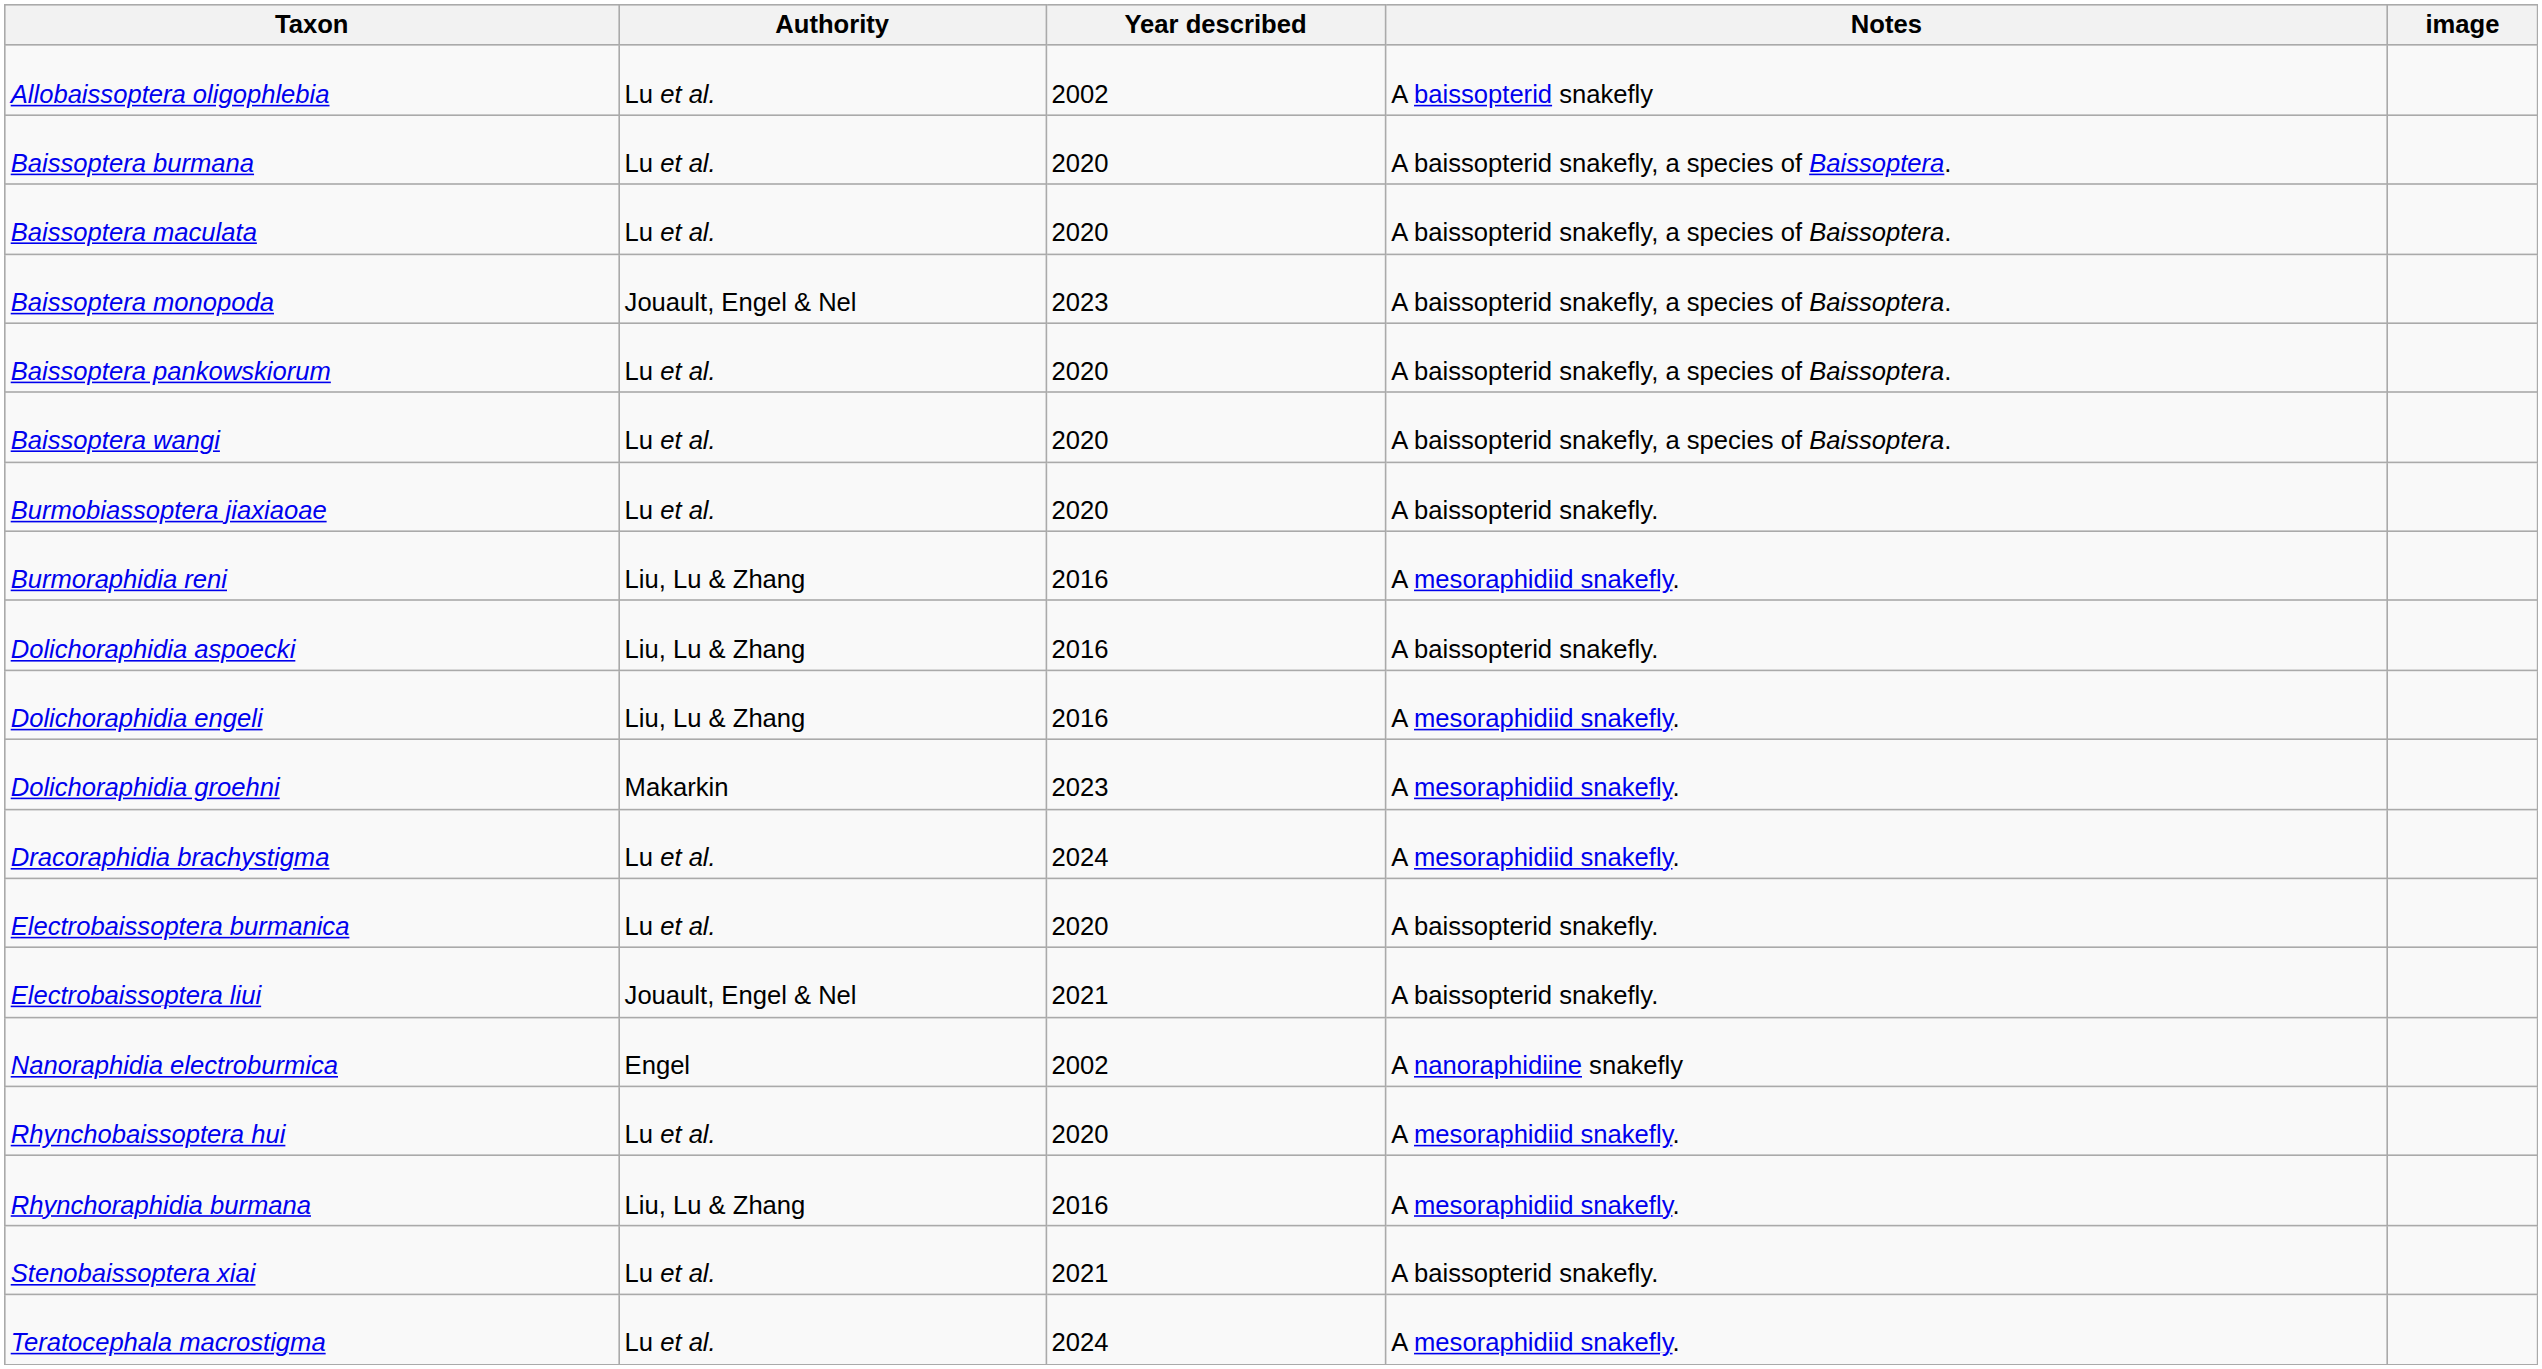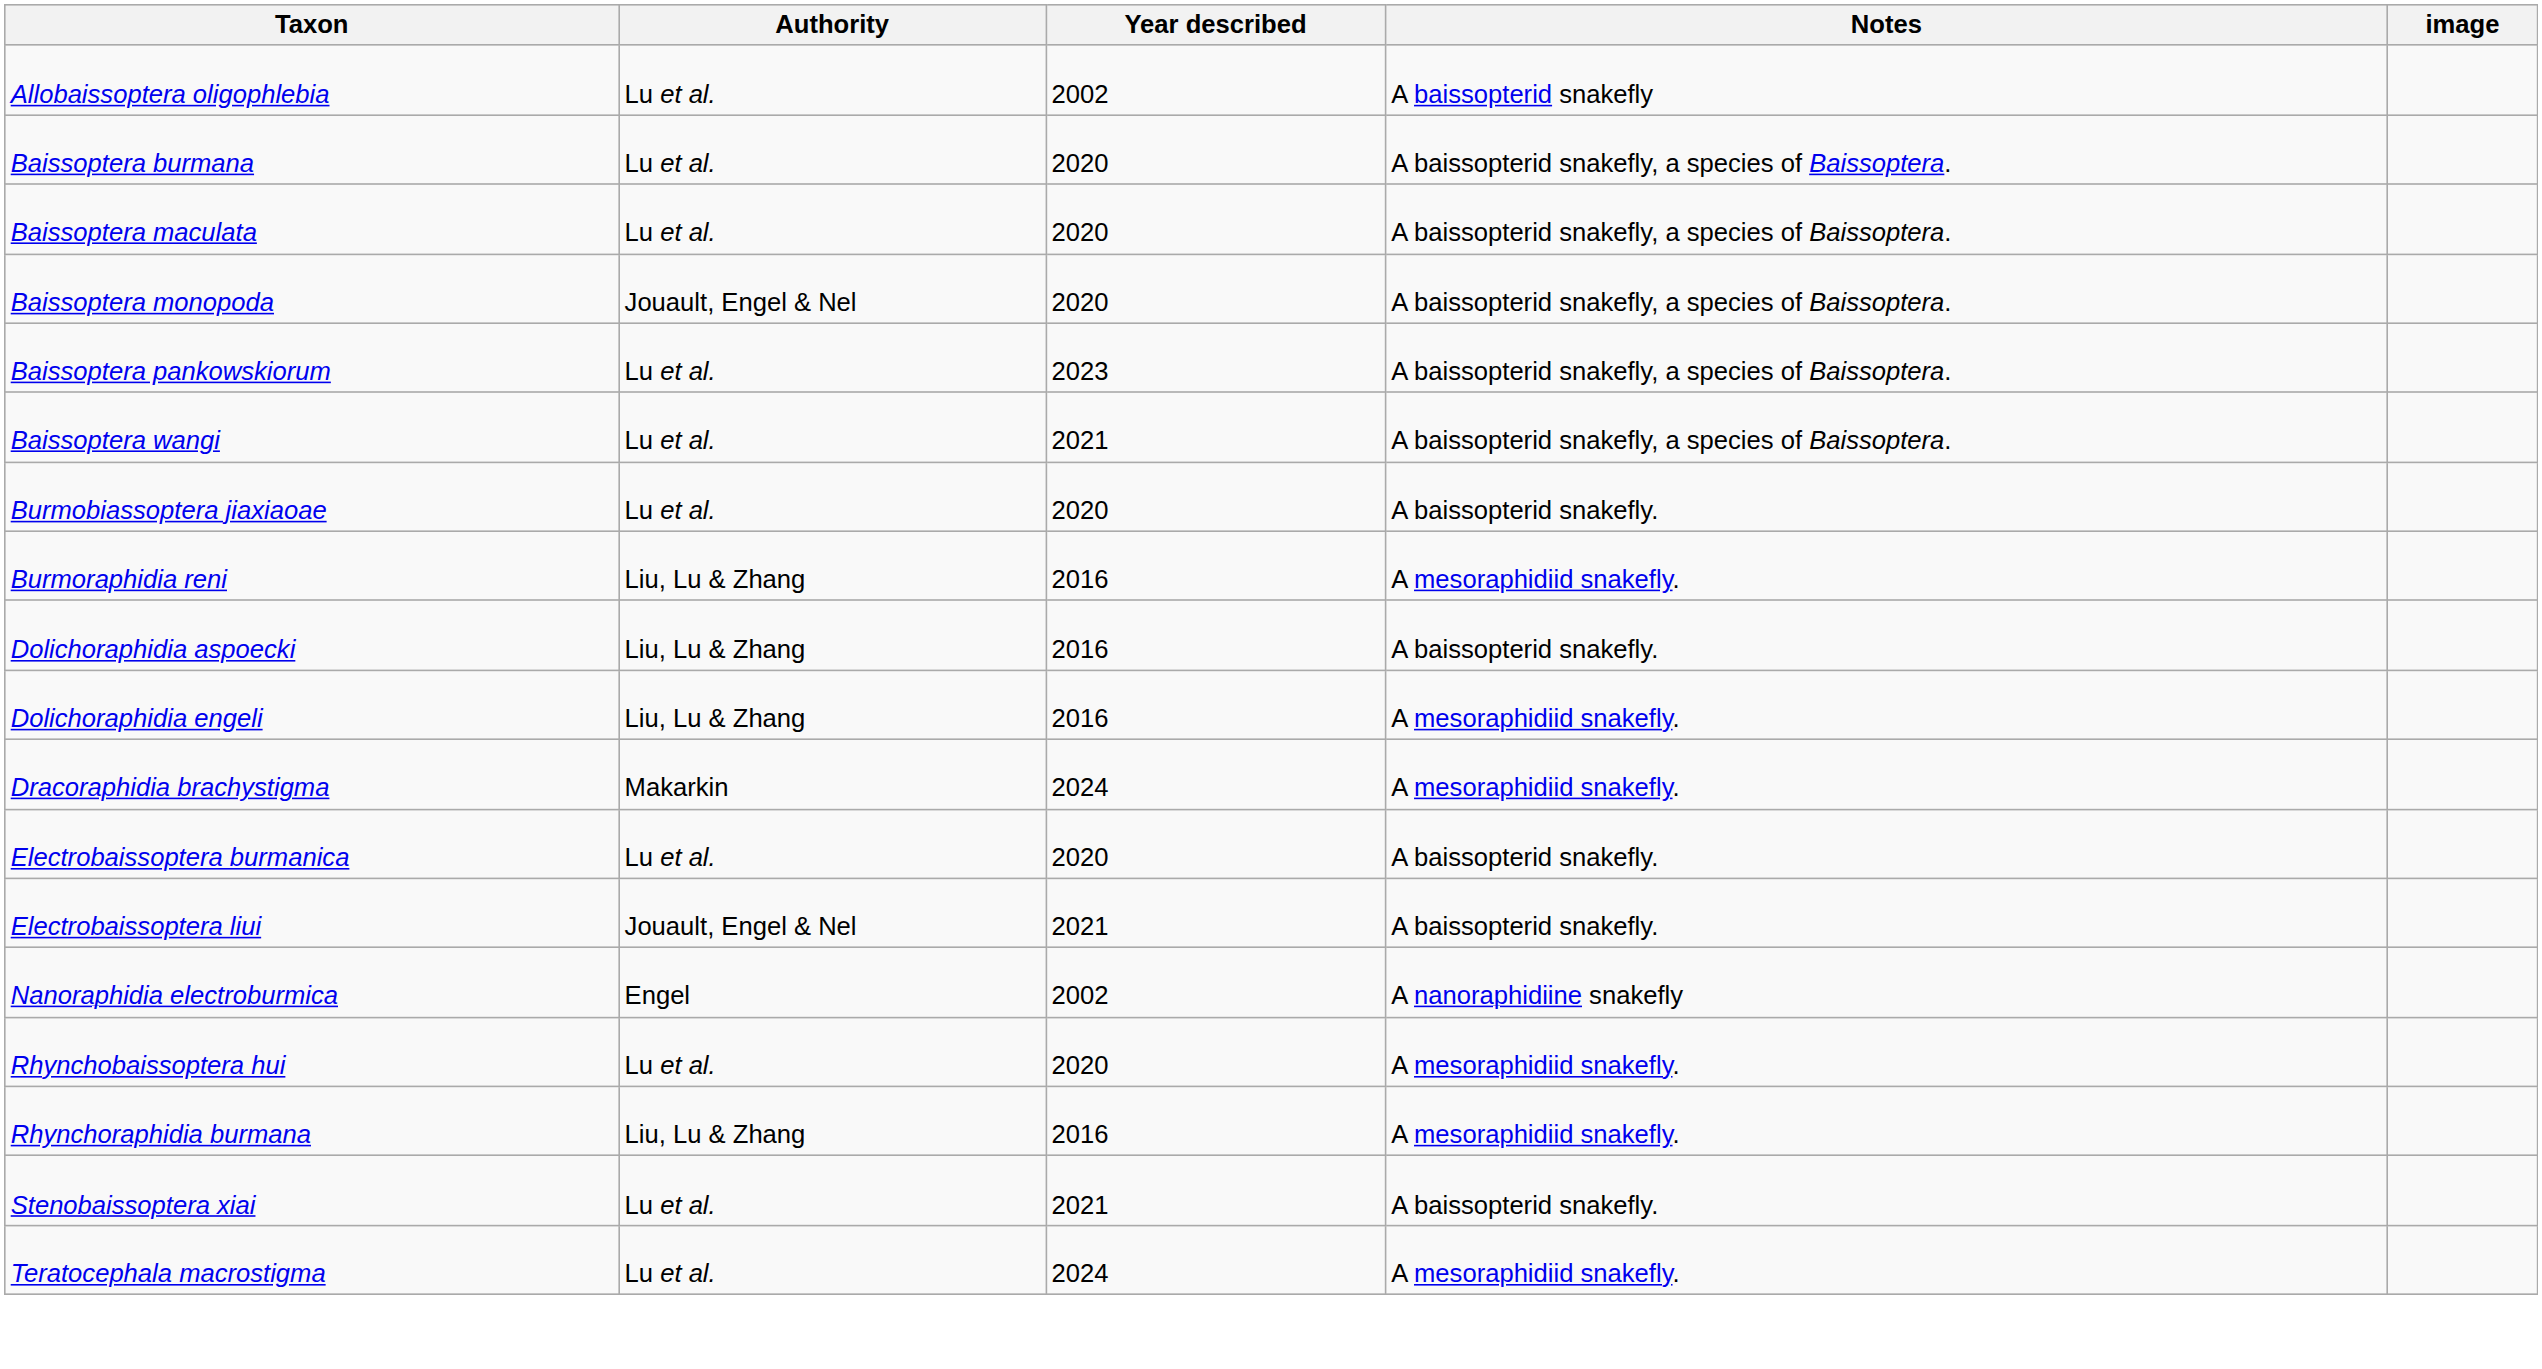(1080, 302) 2023 -> (1080, 302) 2020
(1080, 371) 2020 -> (1080, 371) 2023
(1080, 441) 2020 -> (1080, 441) 2021
- row: (145, 788)
(670, 857) Lu et al. -> (676, 788) Makarkin
